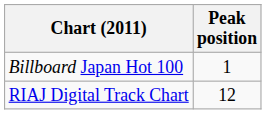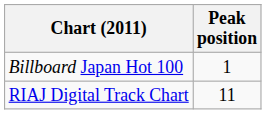(227, 94) 12 -> (227, 94) 11
